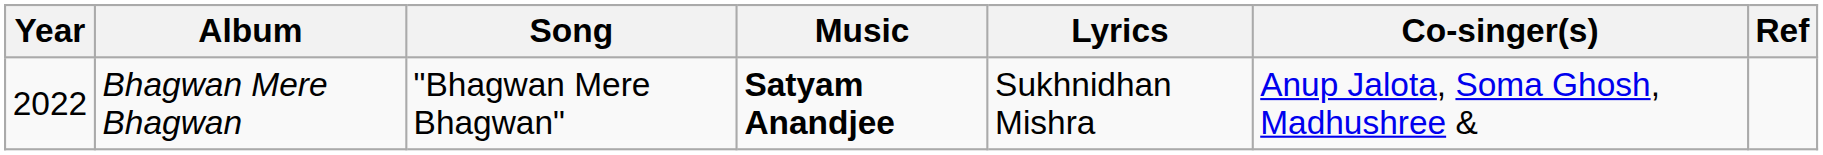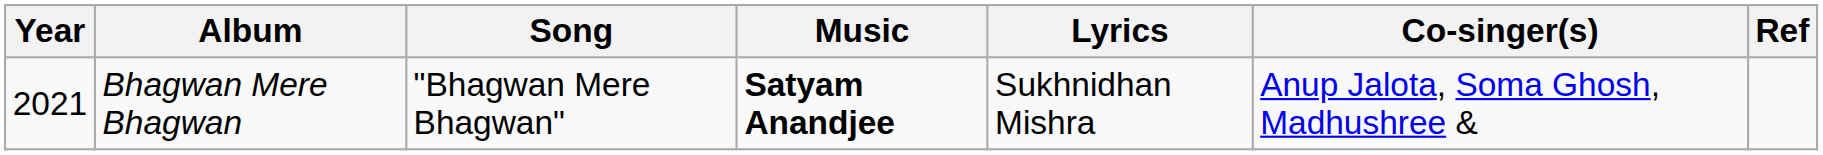(50, 102) 2022 -> (50, 102) 2021
